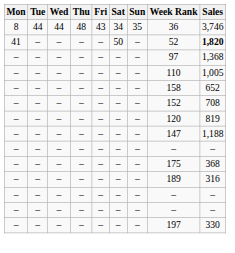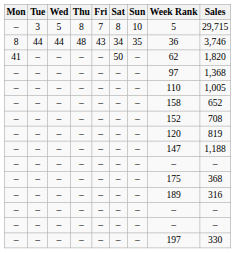+ row: (16, 27)
(174, 42) 52 -> (174, 57) 62
(213, 42) bold -> (215, 57) normal
